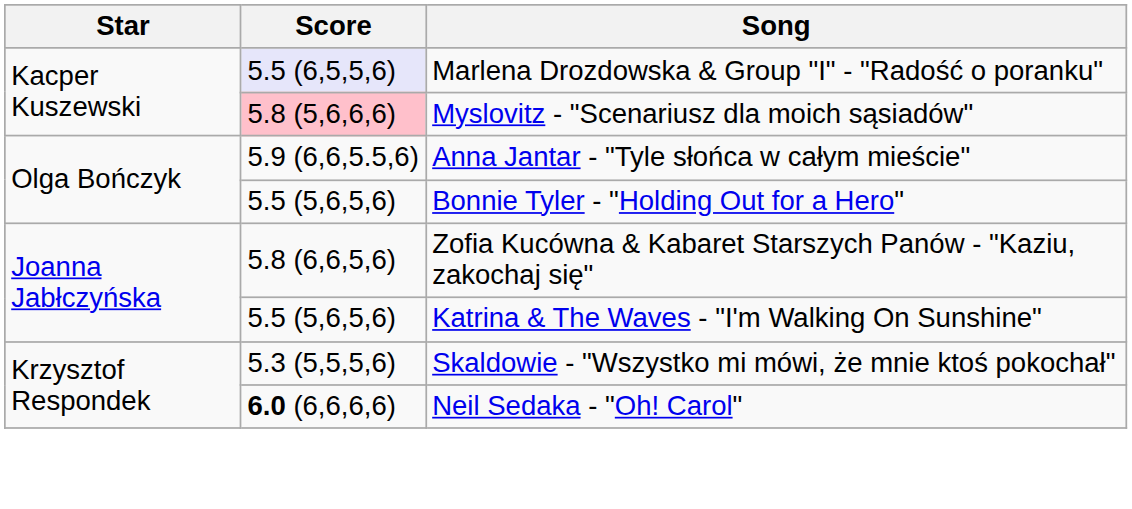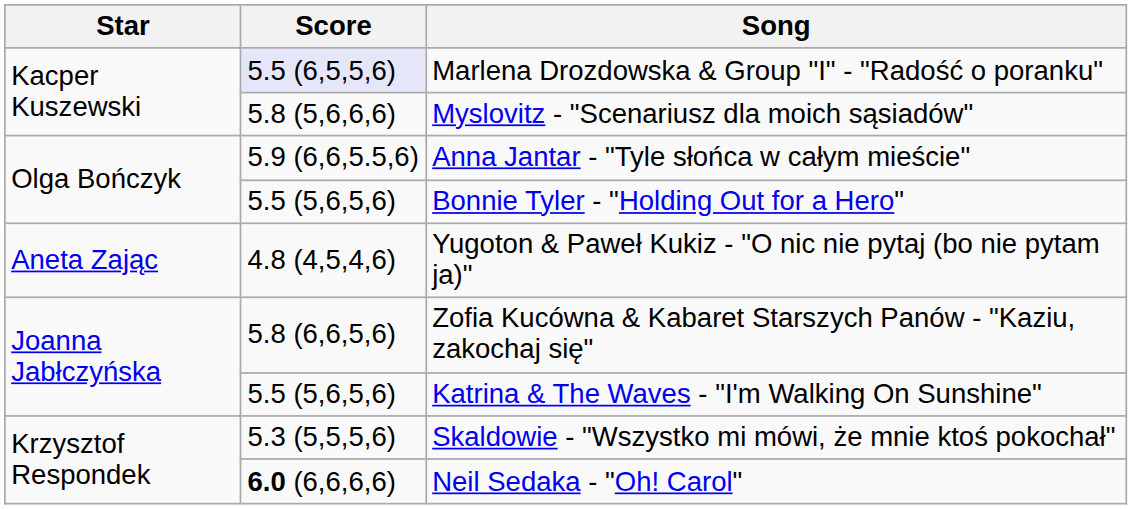(322, 113) pink background -> (322, 113) no background
+ row: (766, 260)
